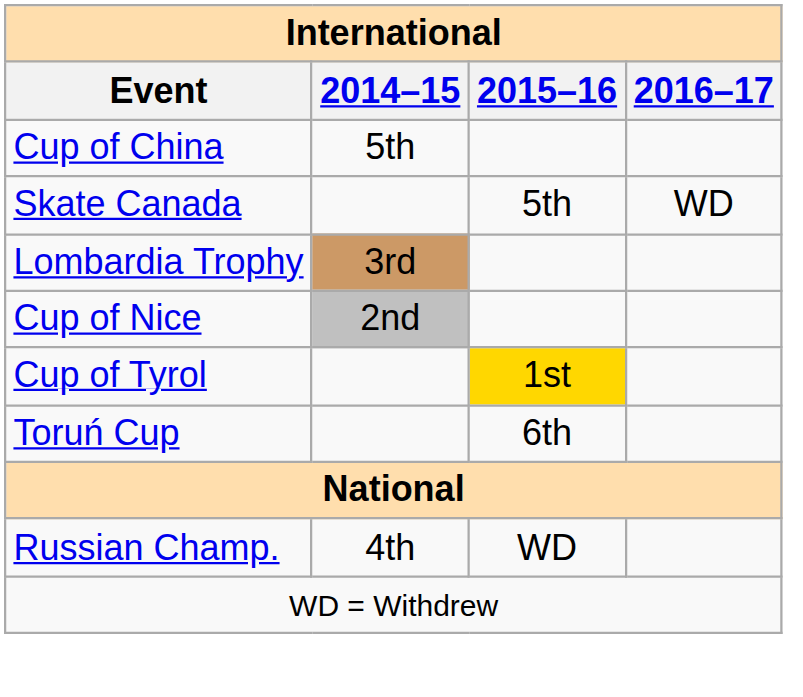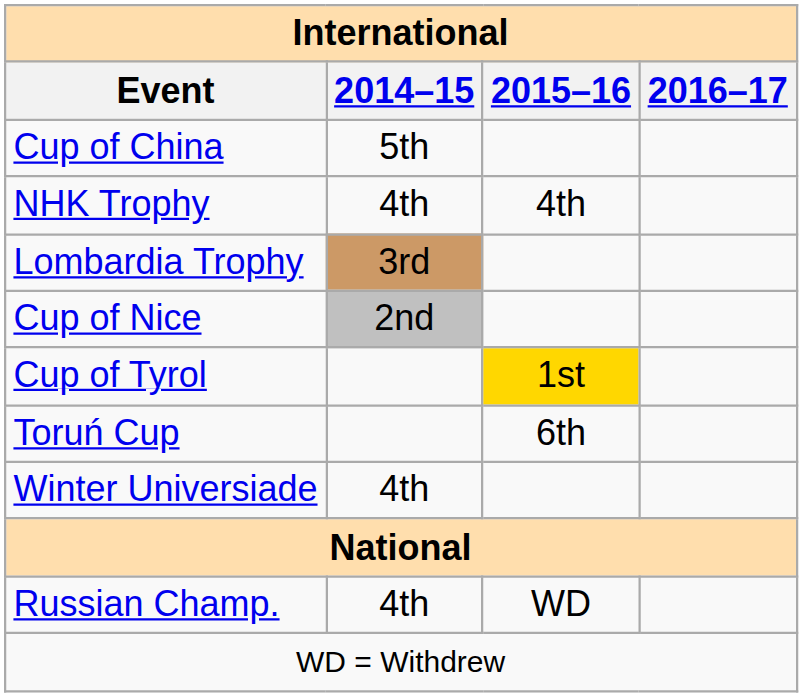+ row: (111, 204)
- row: (128, 204)
+ row: (165, 489)
